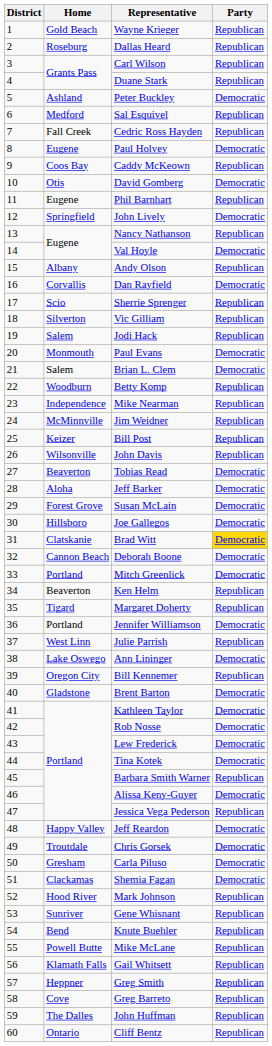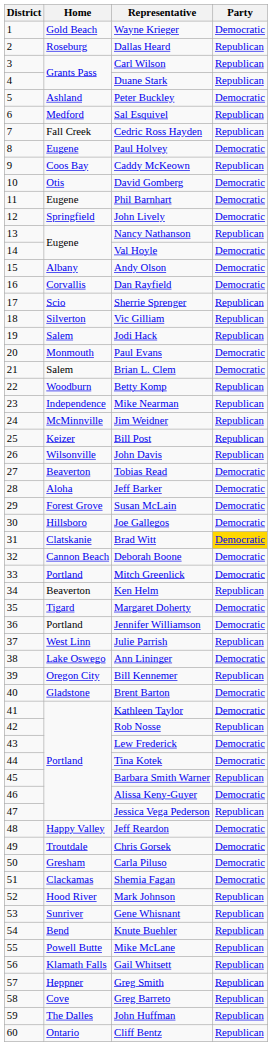(239, 30) Republican -> (240, 30) Democratic
(239, 200) Republican -> (240, 200) Democratic
(239, 268) Republican -> (240, 268) Democratic
(239, 608) Republican -> (240, 608) Democratic
(240, 727) Democratic -> (239, 727) Republican
